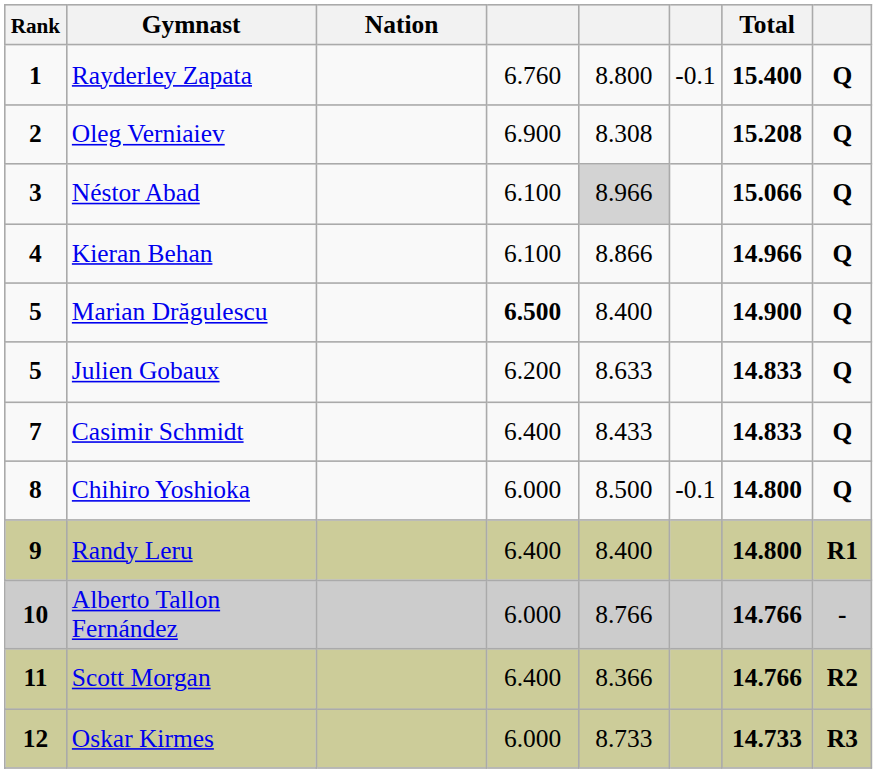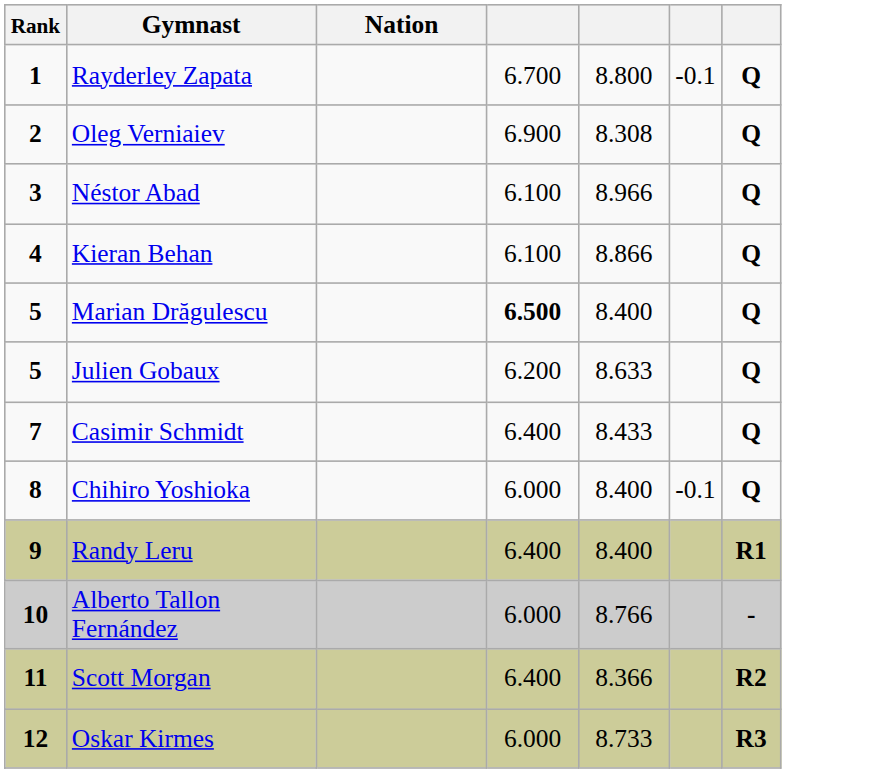- column: (767, 24)
(533, 74) 6.760 -> (533, 74) 6.700
(624, 193) lightgrey background -> (624, 193) no background
(624, 490) 8.500 -> (624, 490) 8.400
